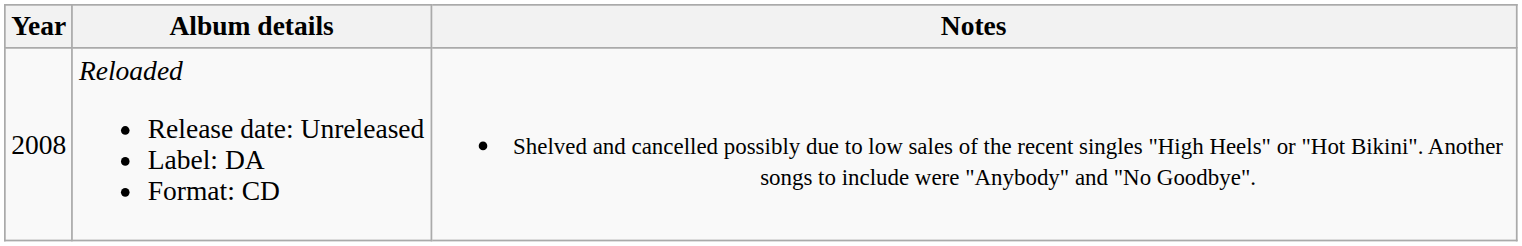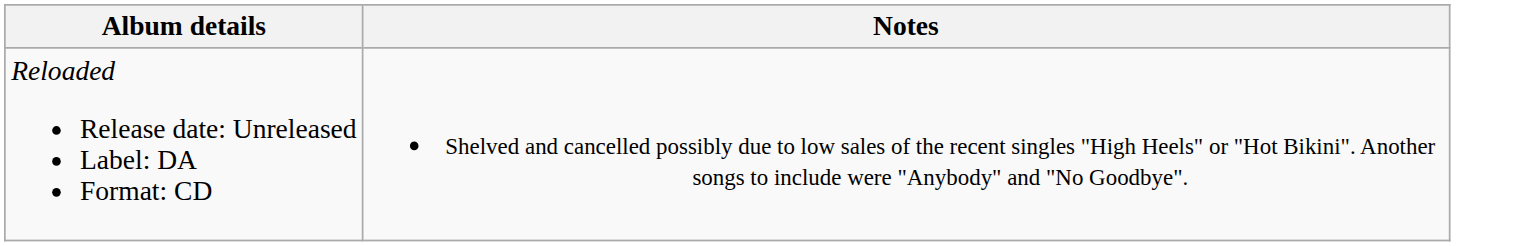- column: (39, 26)
